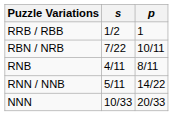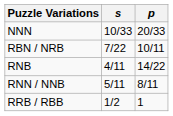rows swapped: (35, 31) <-> (20, 102)
(148, 66) 8/11 -> (151, 66) 14/22
(151, 84) 14/22 -> (148, 84) 8/11
